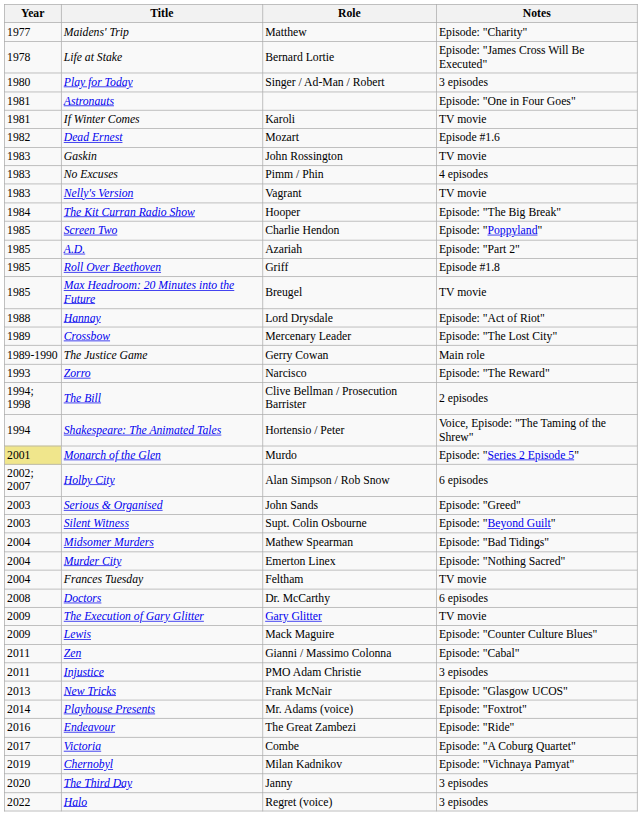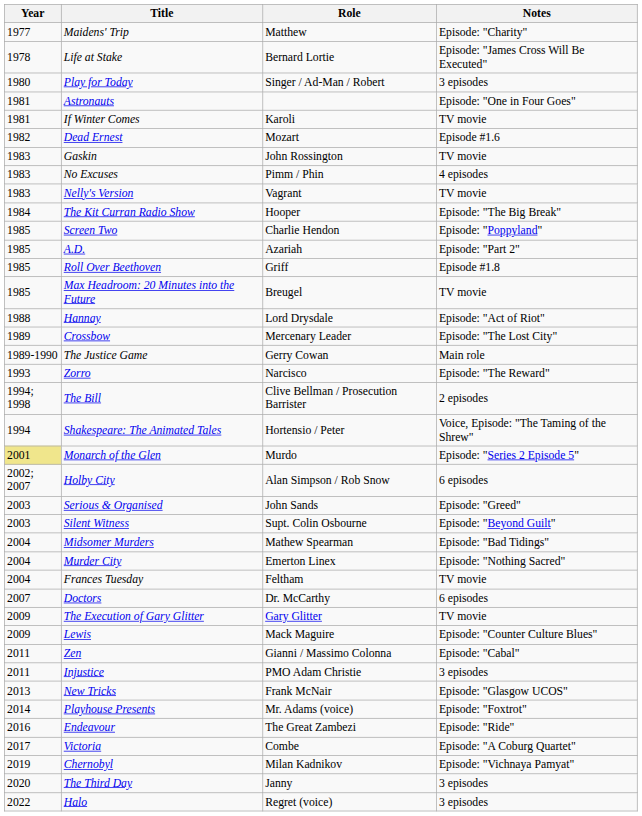(19, 598) 2008 -> (19, 598) 2007
